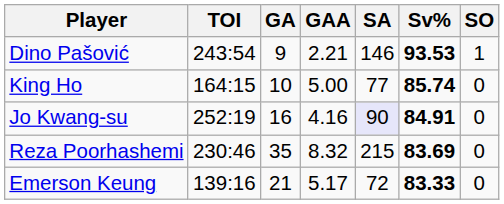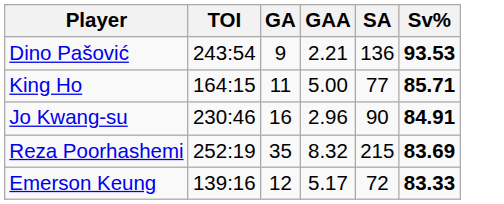- column: (479, 20)
(377, 53) 146 -> (377, 53) 136
(280, 85) 10 -> (280, 85) 11
(429, 85) 85.74 -> (429, 85) 85.71
(224, 118) 252:19 -> (224, 118) 230:46
(328, 118) 4.16 -> (328, 118) 2.96
(377, 118) lavender background -> (377, 118) no background
(224, 150) 230:46 -> (224, 150) 252:19
(280, 183) 21 -> (280, 183) 12
